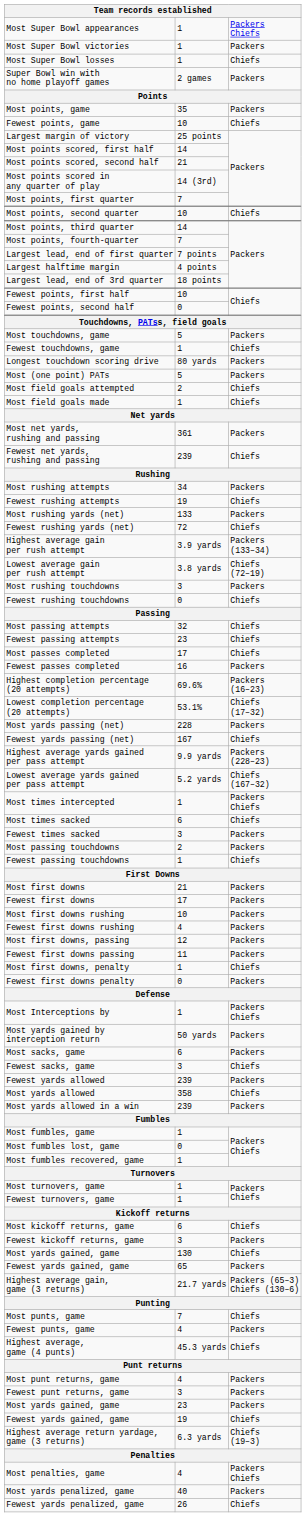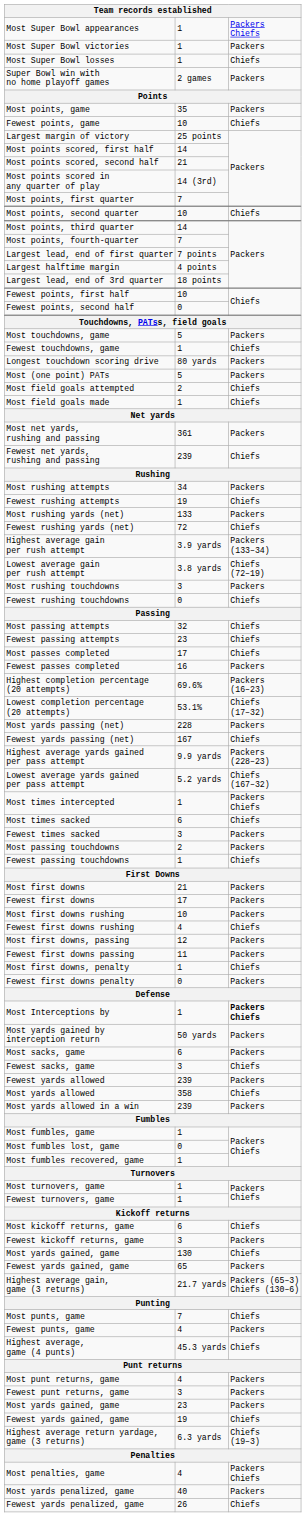(248, 928) Packers -> (245, 928) Chiefs
(248, 1013) normal -> (248, 1013) bold
